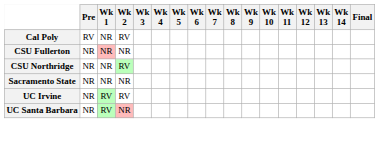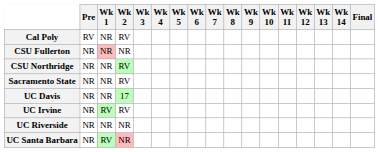(124, 81) NR -> (124, 81) RV
+ row: (42, 96)
+ row: (42, 125)
